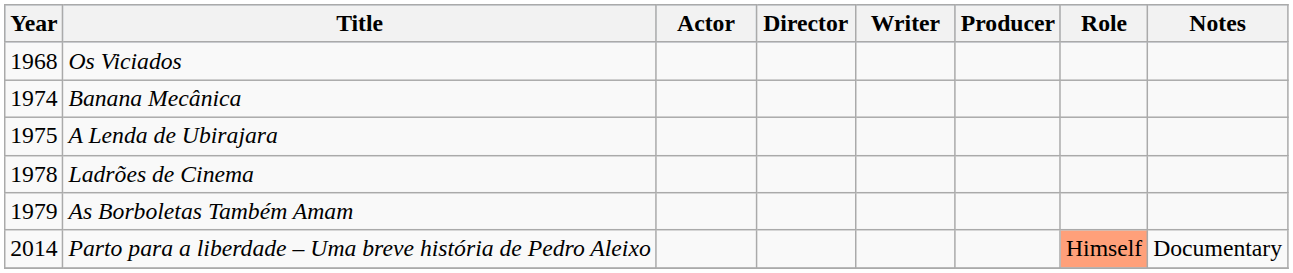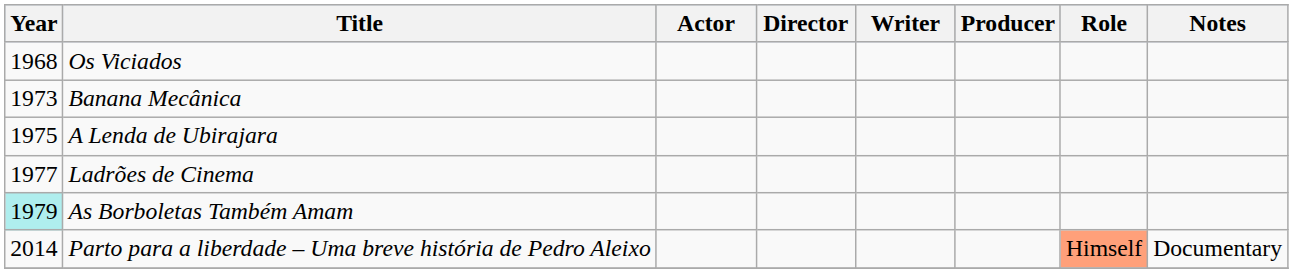(34, 98) 1974 -> (34, 98) 1973
(34, 173) 1978 -> (34, 173) 1977
(34, 211) no background -> (34, 211) paleturquoise background
